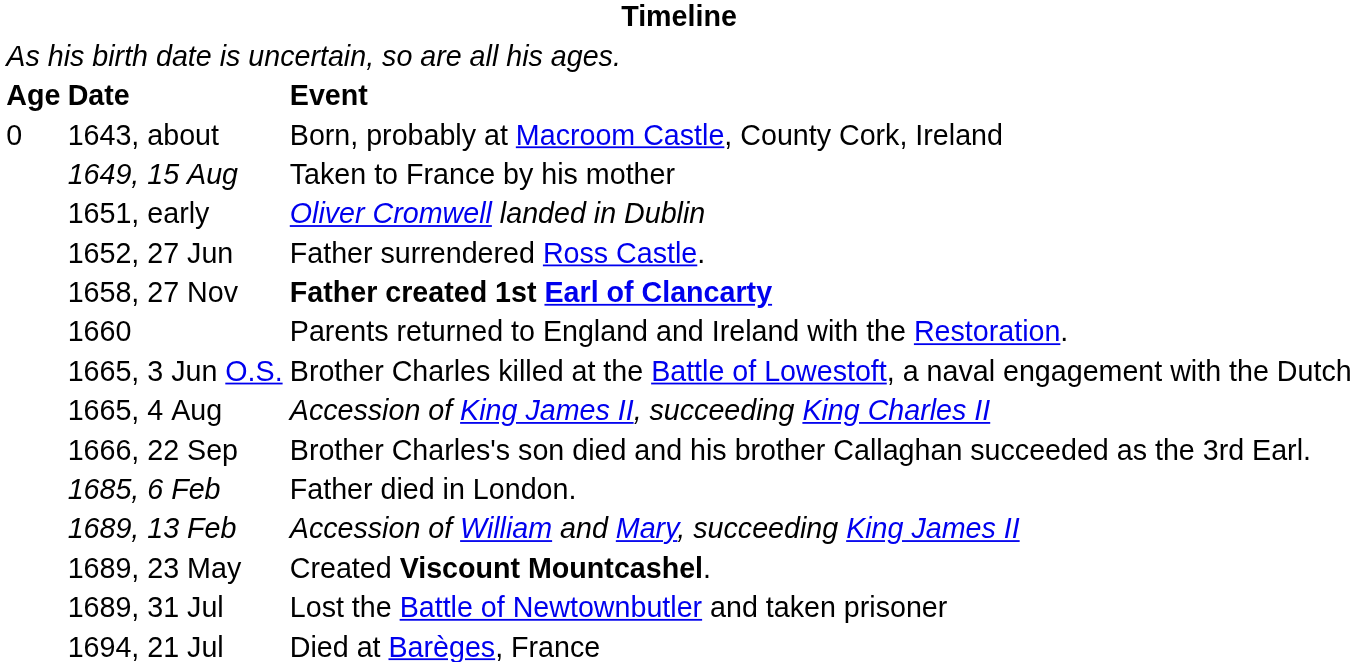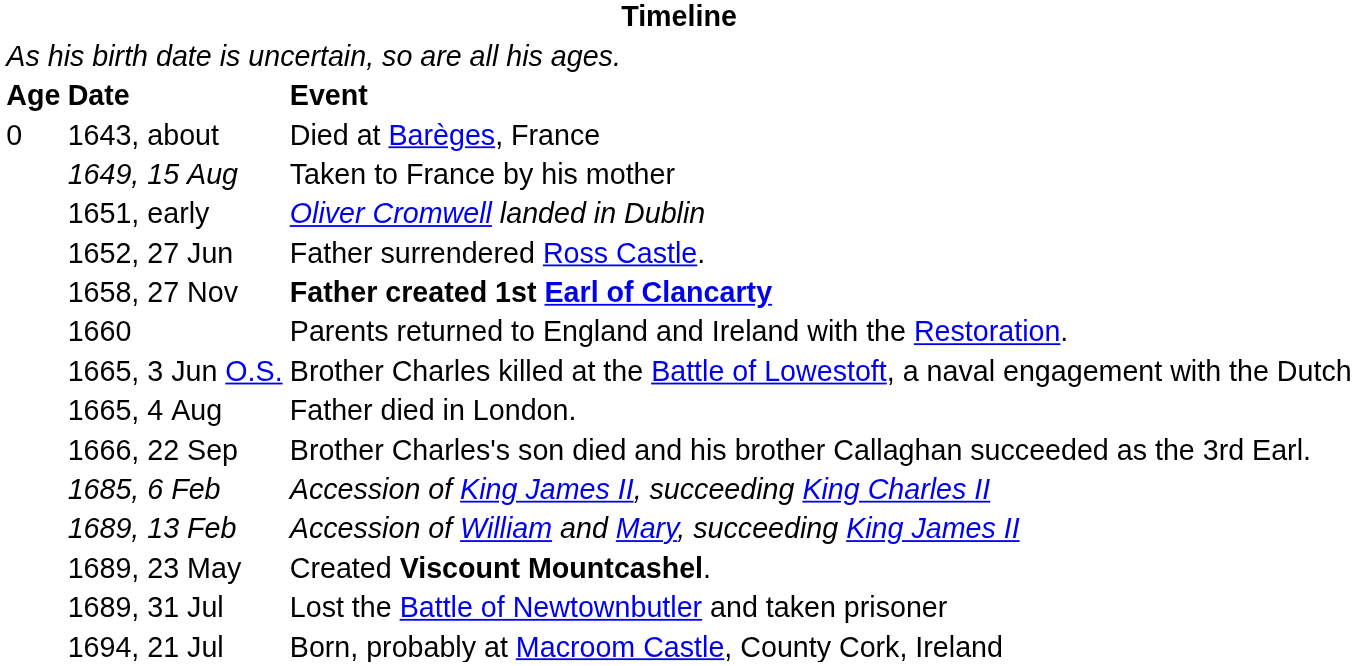(646, 135) Born, probably at Macroom Castle, County Cork, Ireland -> (445, 135) Died at Barèges, France
(640, 410) Accession of King James II, succeeding King Charles II -> (433, 410) Father died in London.
(433, 489) Father died in London. -> (640, 489) Accession of King James II, succeeding King Charles II
(445, 647) Died at Barèges, France -> (646, 647) Born, probably at Macroom Castle, County Cork, Ireland
